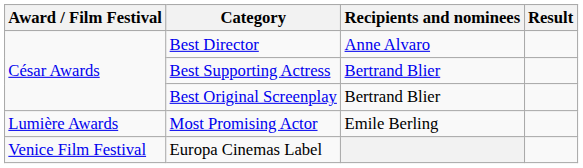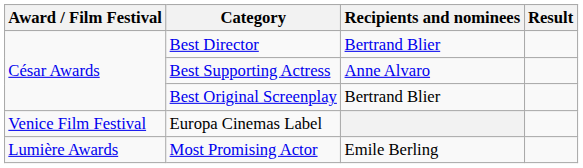(387, 44) Anne Alvaro -> (392, 44) Bertrand Blier
(392, 70) Bertrand Blier -> (387, 70) Anne Alvaro
rows swapped: (244, 123) <-> (246, 149)
